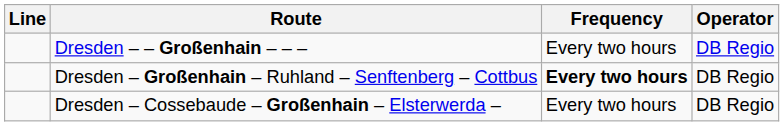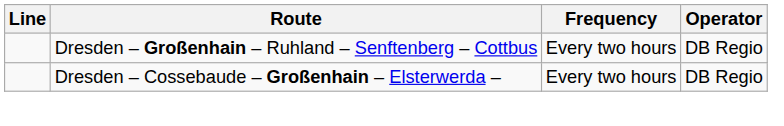- row: (181, 47)
(617, 76) bold -> (611, 47) normal
